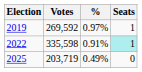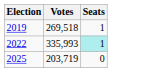- column: (96, 12)
(62, 28) 269,592 -> (62, 28) 269,518
(62, 43) 335,598 -> (62, 43) 335,993
